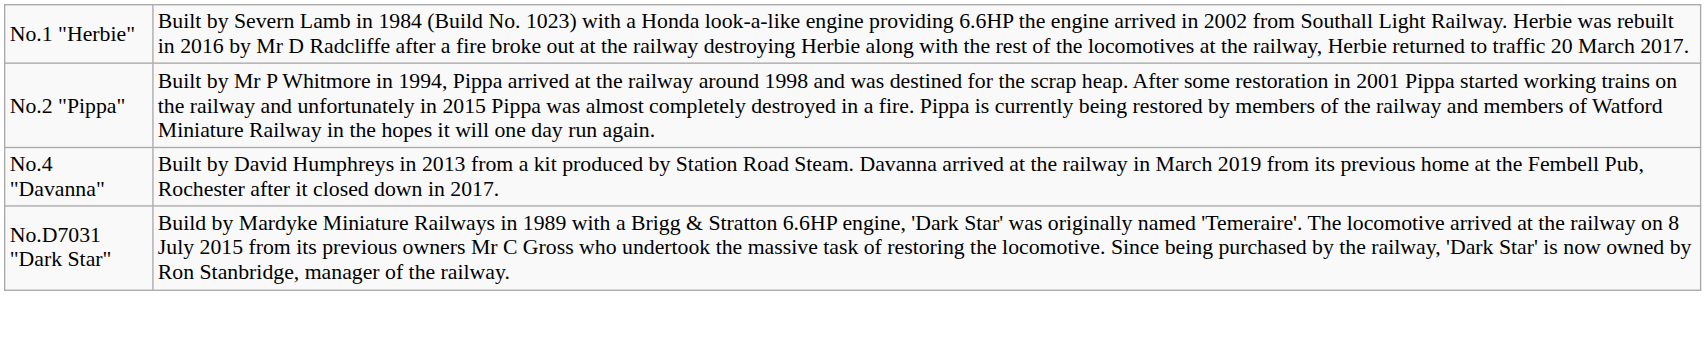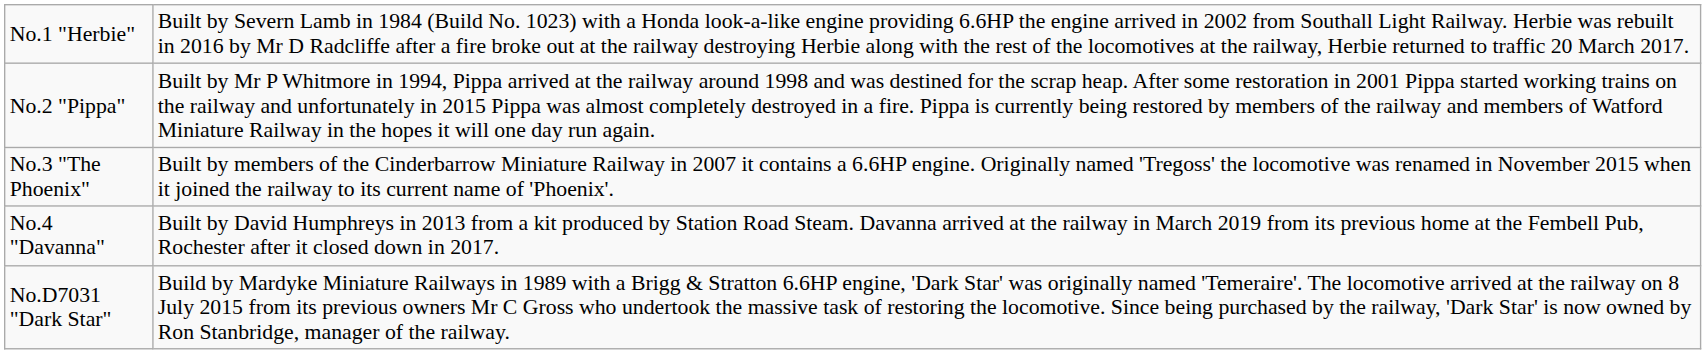+ row: (55, 176)
